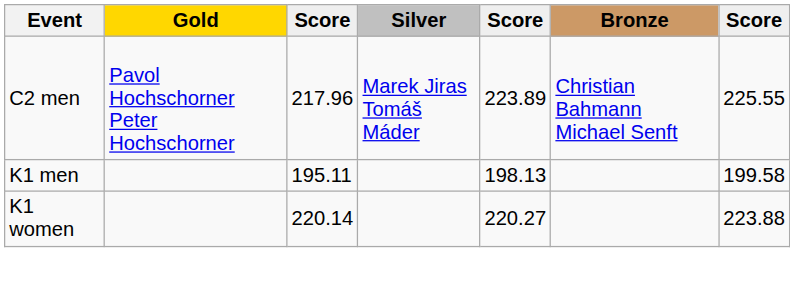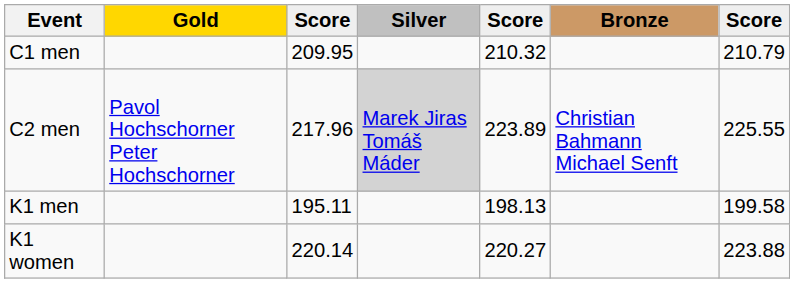+ row: (45, 52)
(415, 109) no background -> (415, 141) lightgrey background
